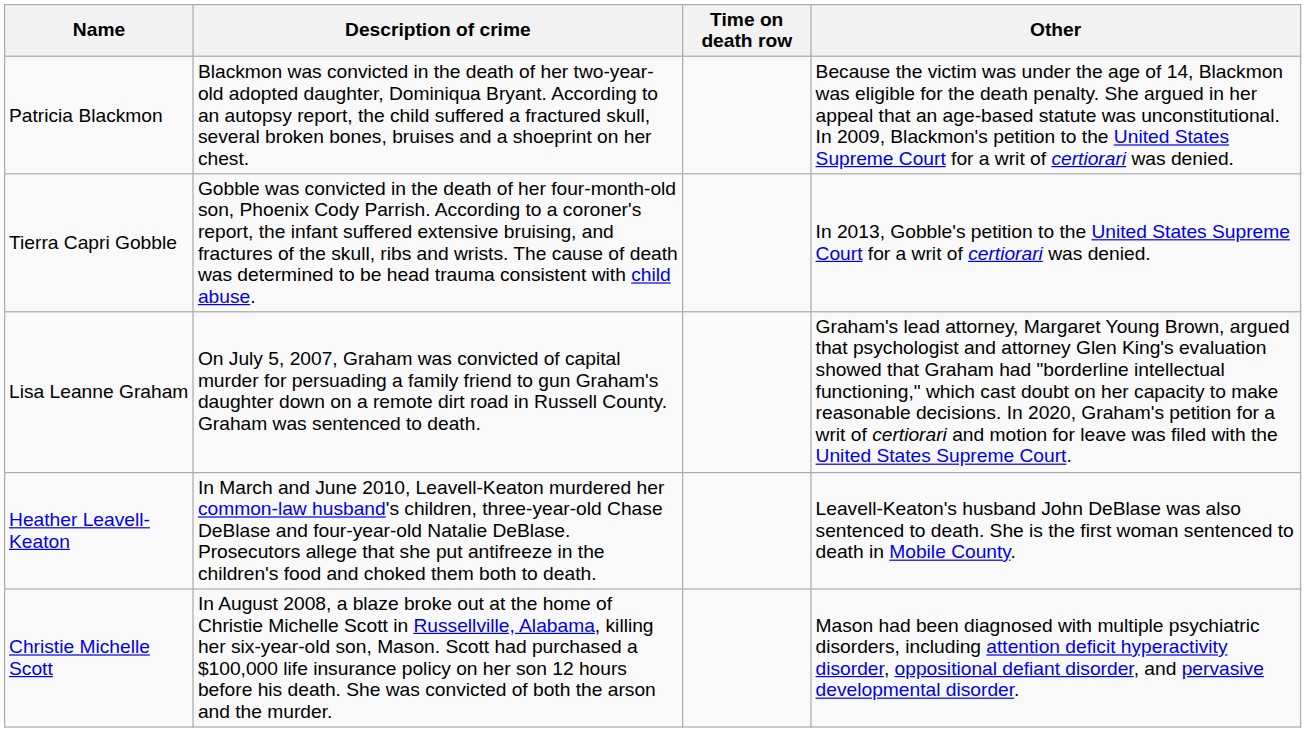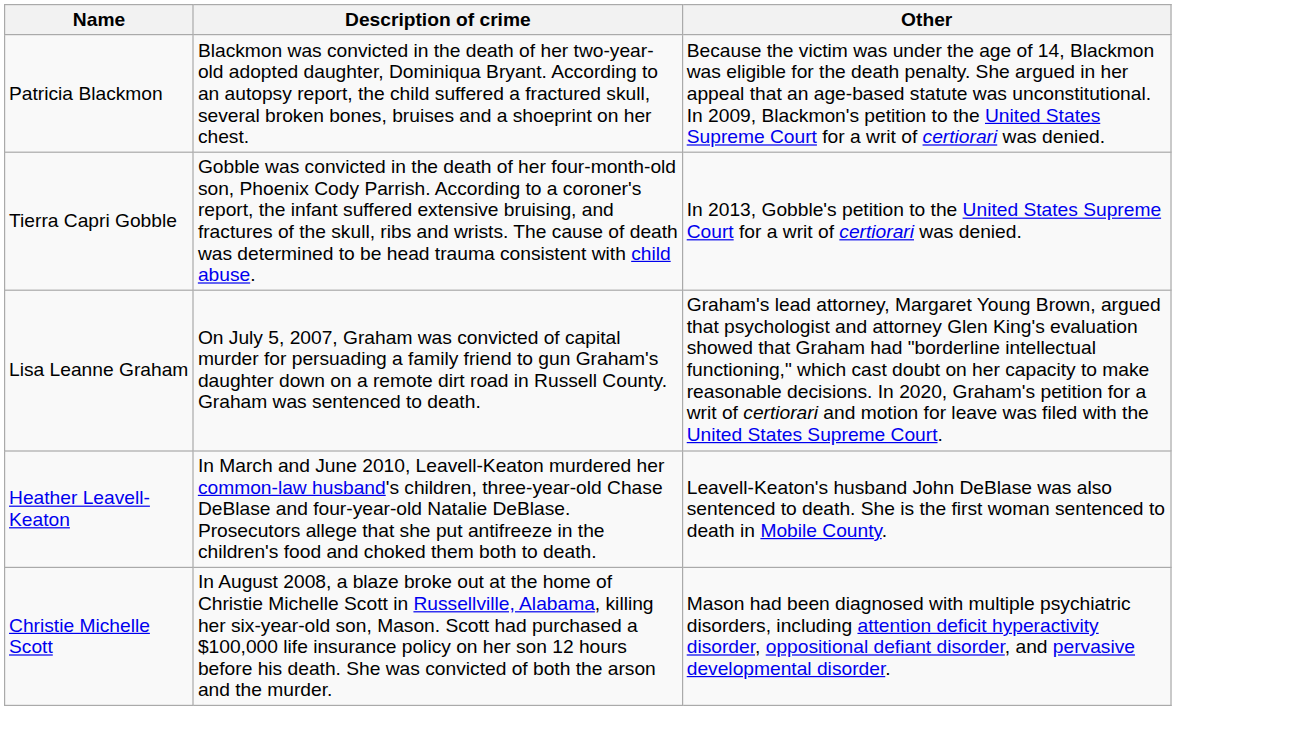- column: (747, 30)
